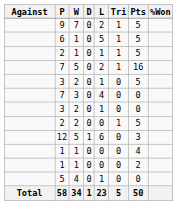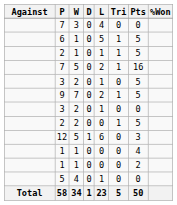rows swapped: (62, 25) <-> (62, 95)
